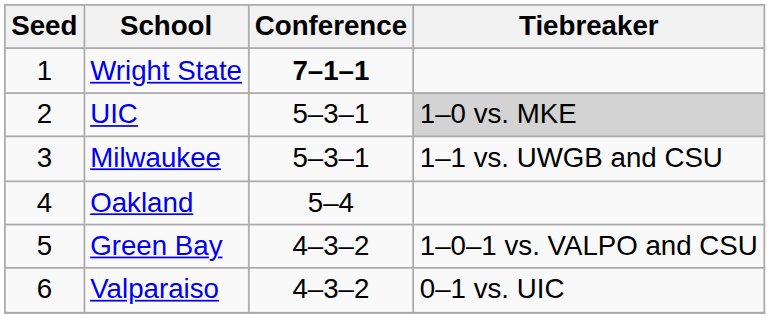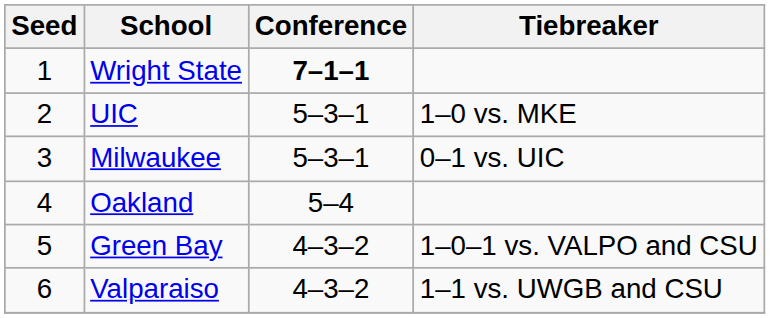(498, 114) lightgrey background -> (498, 114) no background
(571, 158) 1–1 vs. UWGB and CSU -> (492, 158) 0–1 vs. UIC
(492, 289) 0–1 vs. UIC -> (571, 289) 1–1 vs. UWGB and CSU
